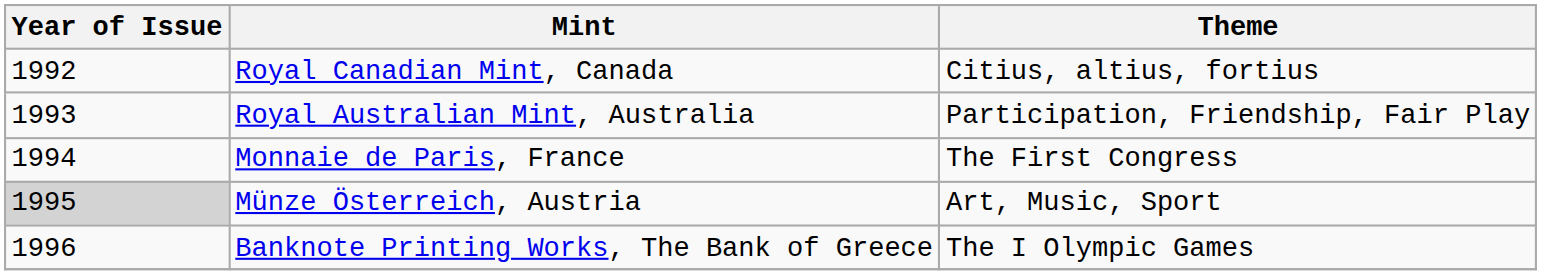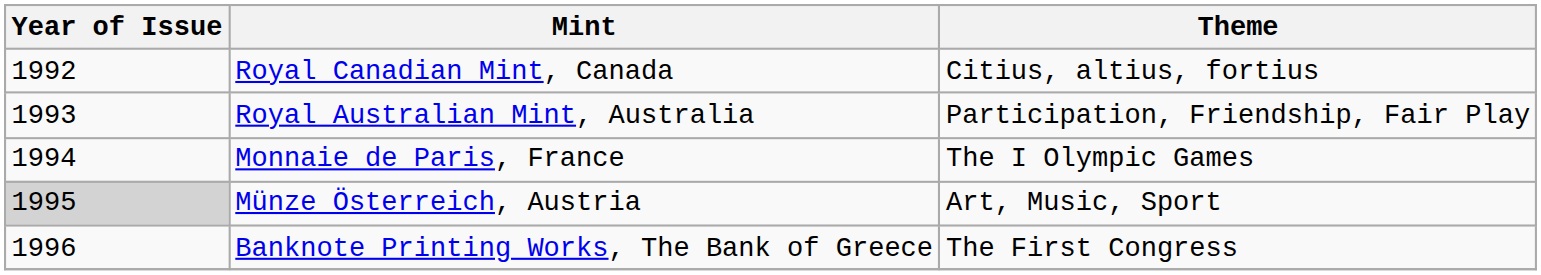(1092, 159) The First Congress -> (1100, 159) The I Olympic Games
(1100, 247) The I Olympic Games -> (1092, 247) The First Congress
